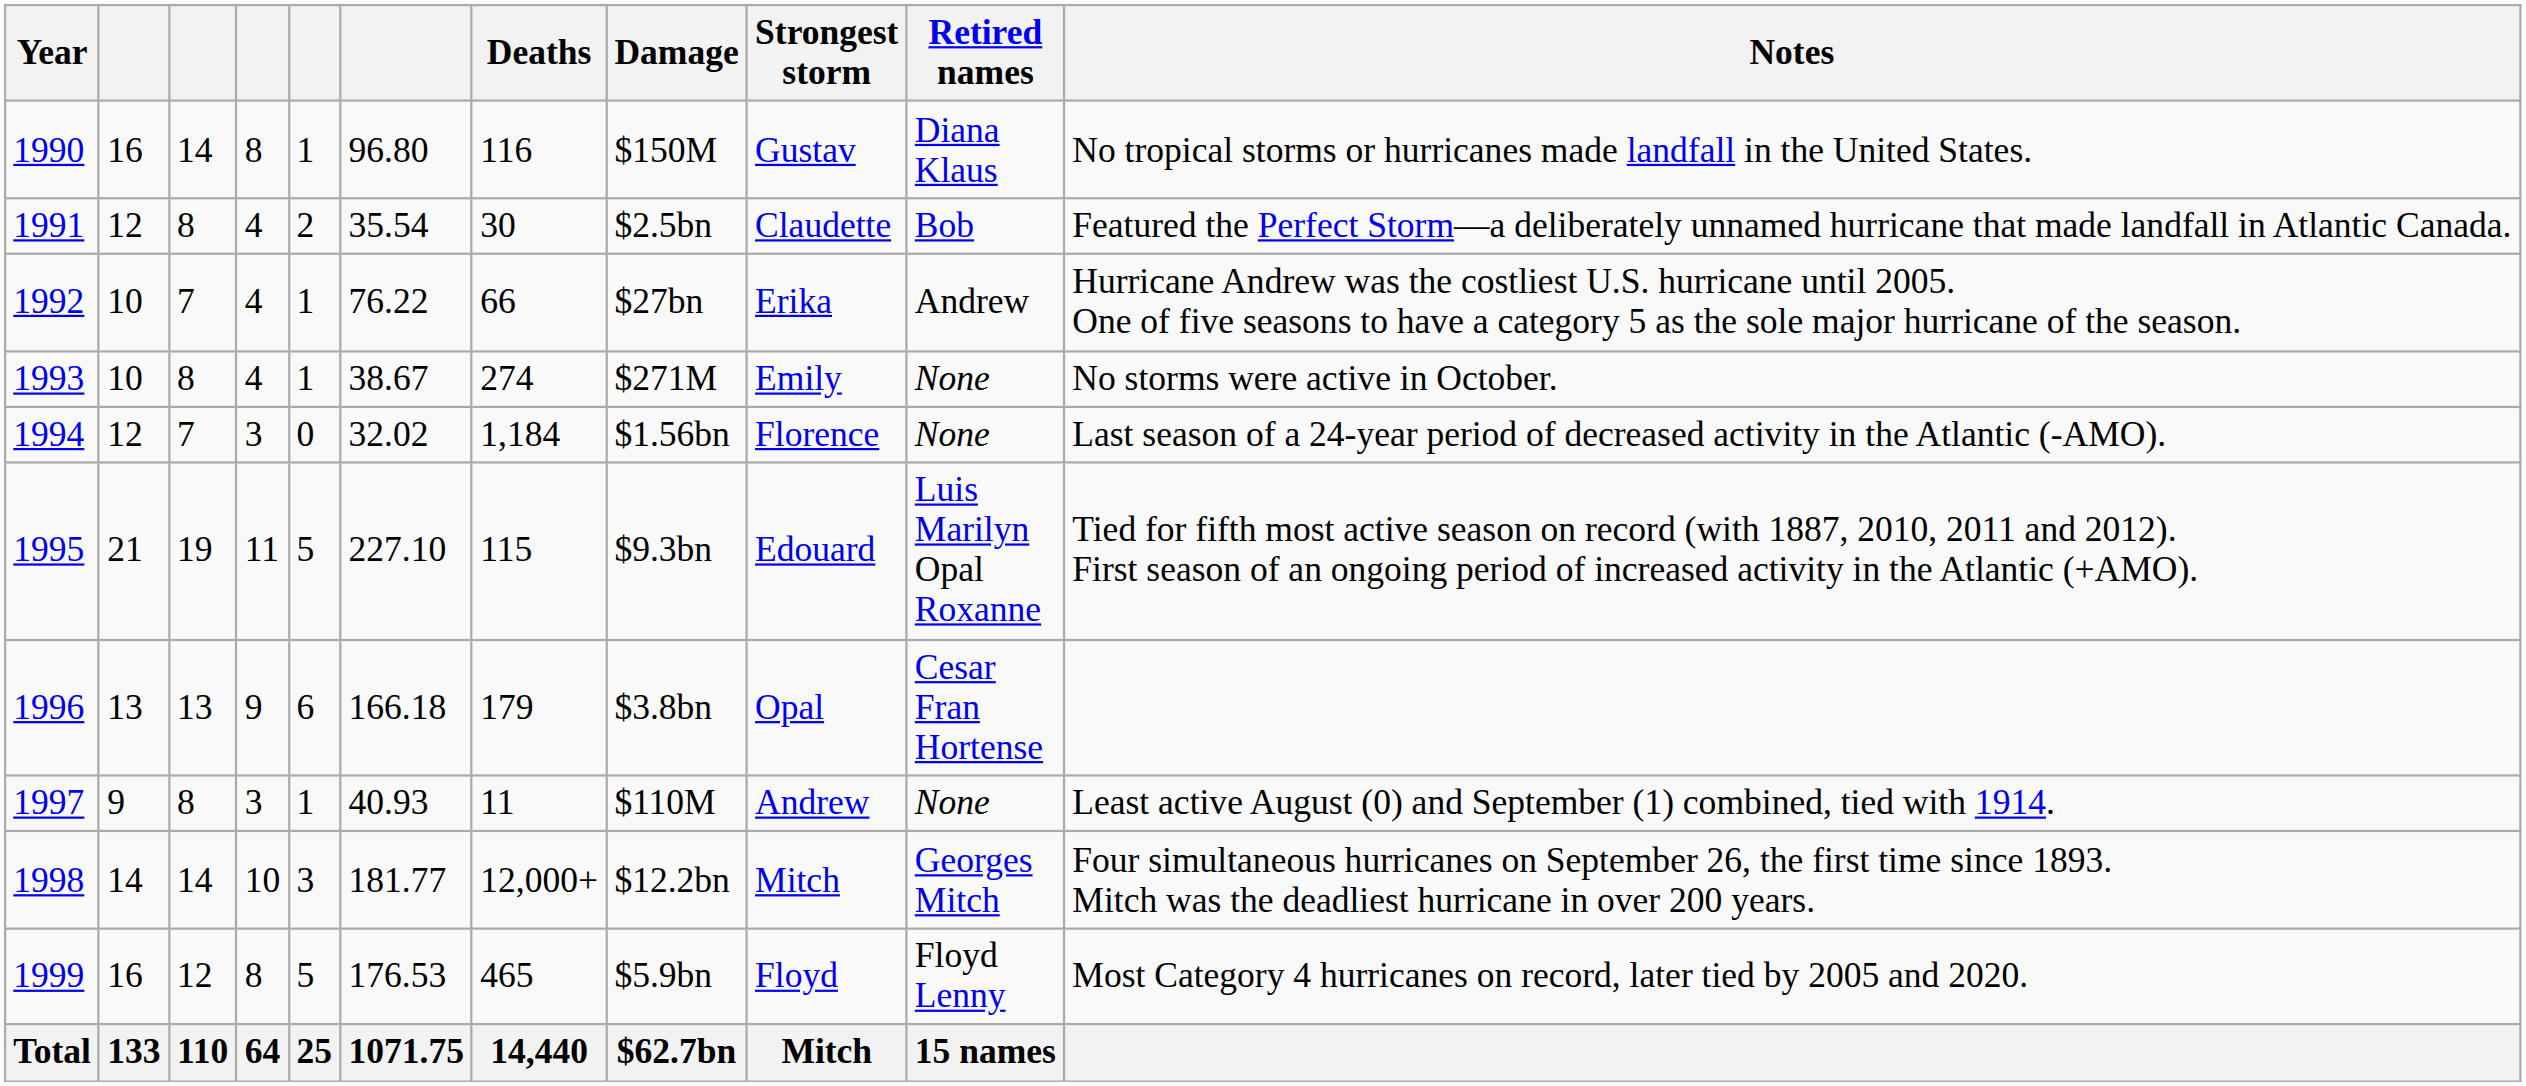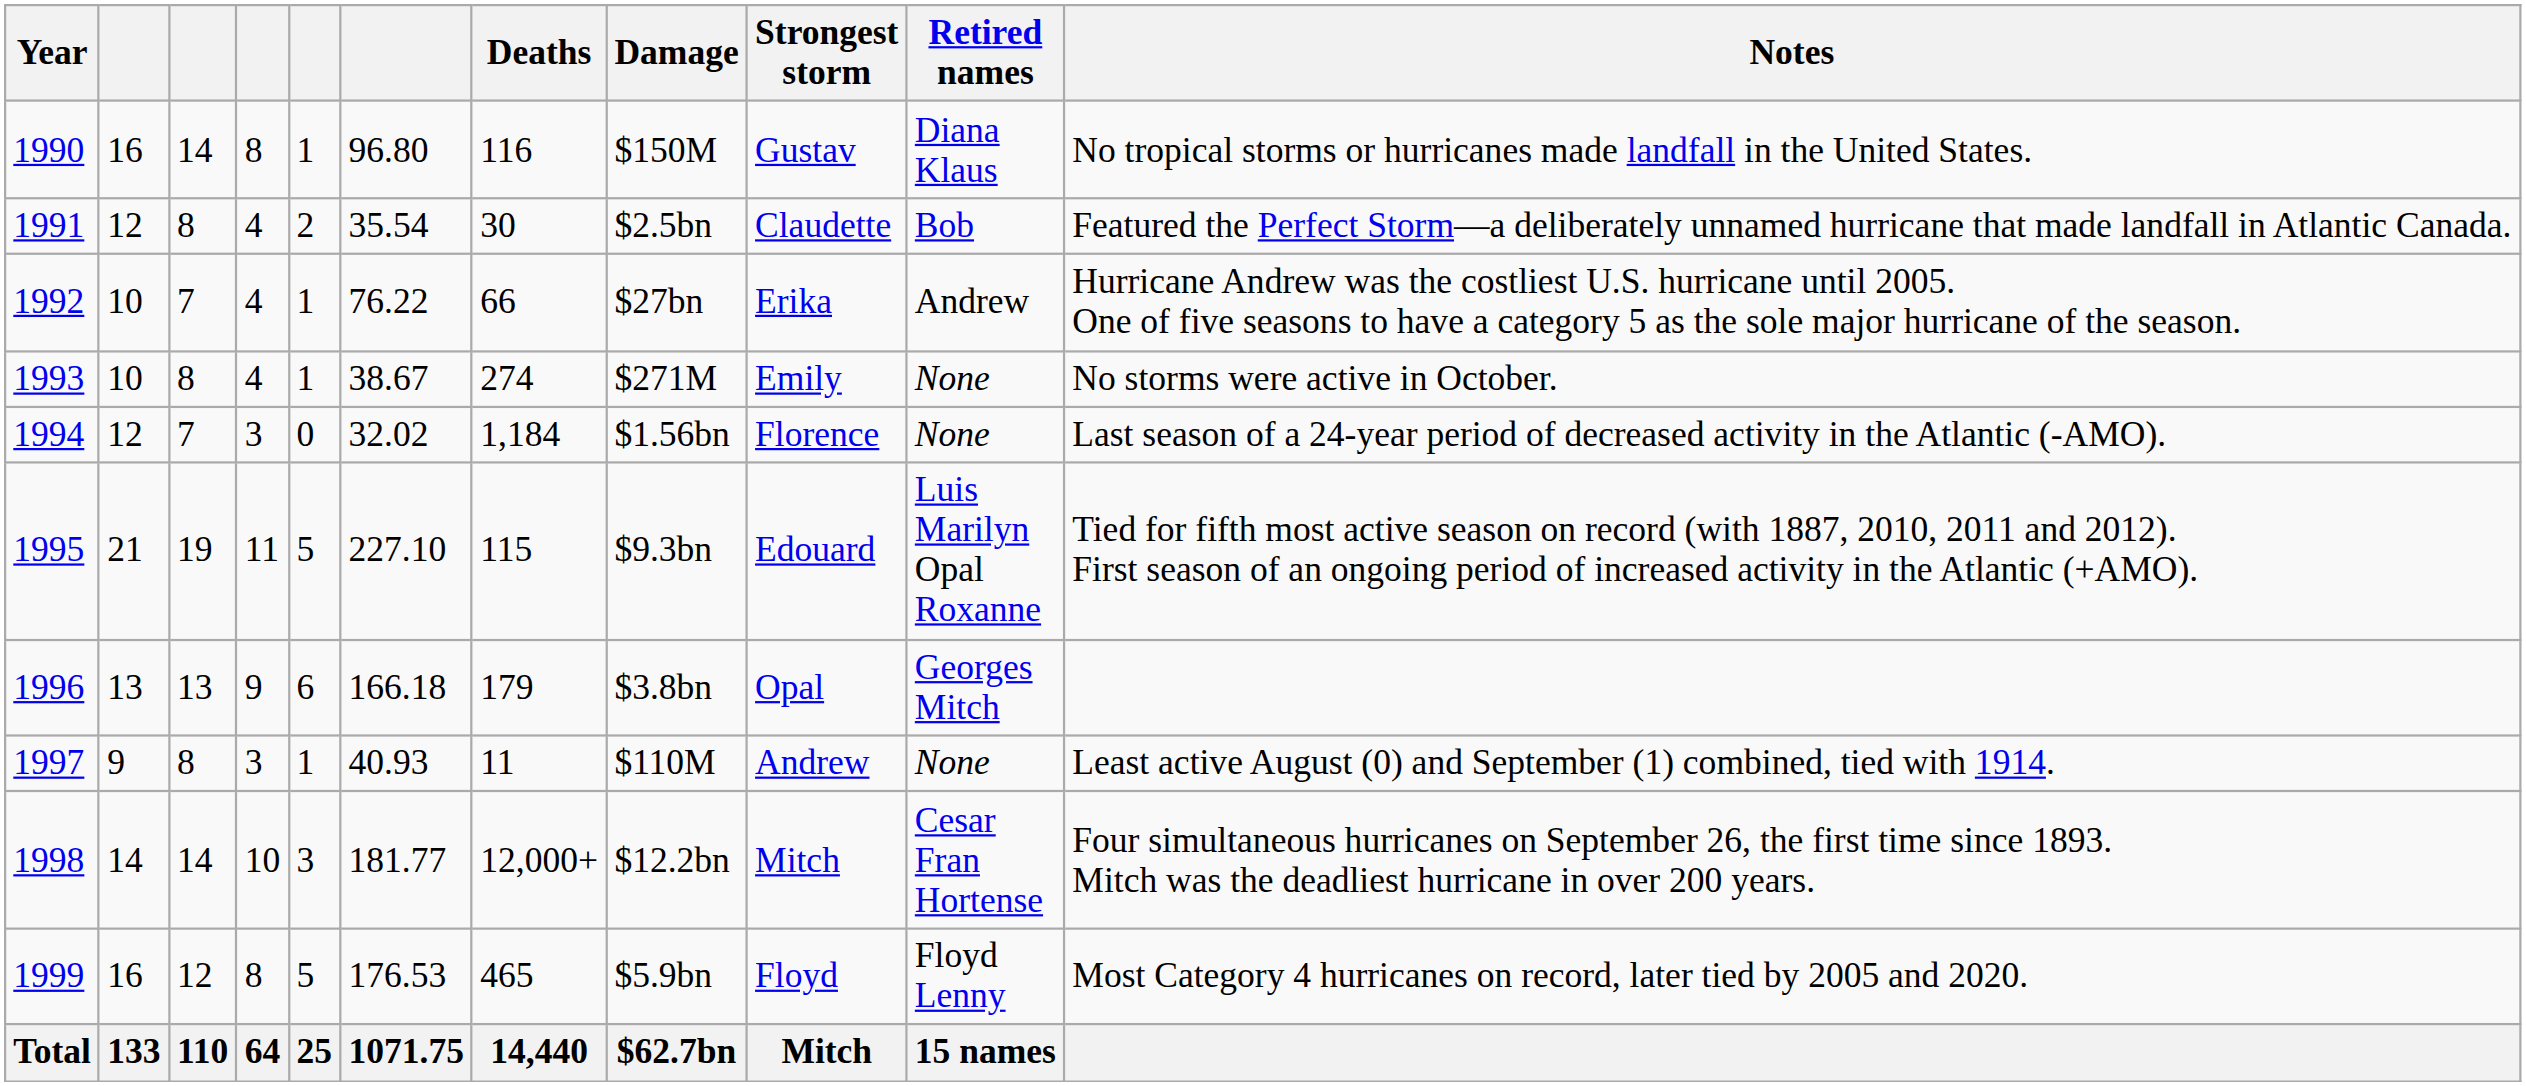(979, 706) Cesar Fran Hortense -> (974, 686) Georges Mitch
(974, 879) Georges Mitch -> (979, 859) Cesar Fran Hortense
